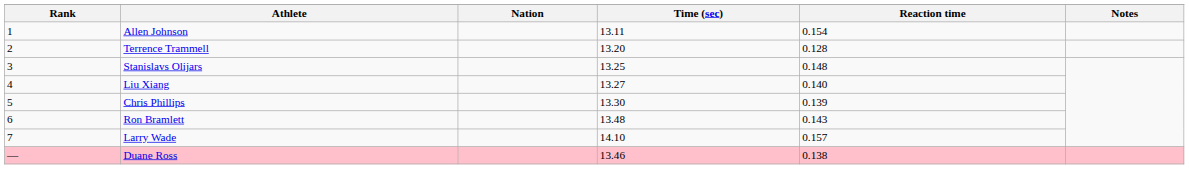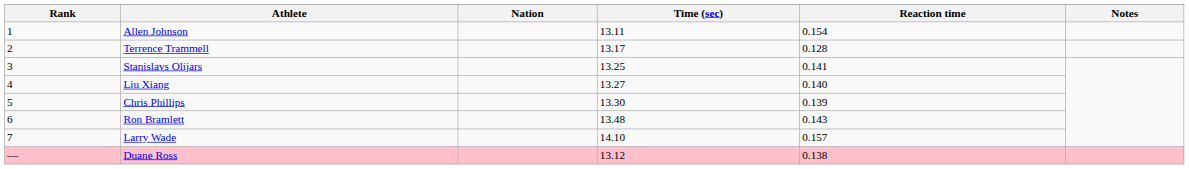(612, 48) 13.20 -> (612, 48) 13.17
(815, 66) 0.148 -> (815, 66) 0.141
(612, 155) 13.46 -> (612, 155) 13.12
